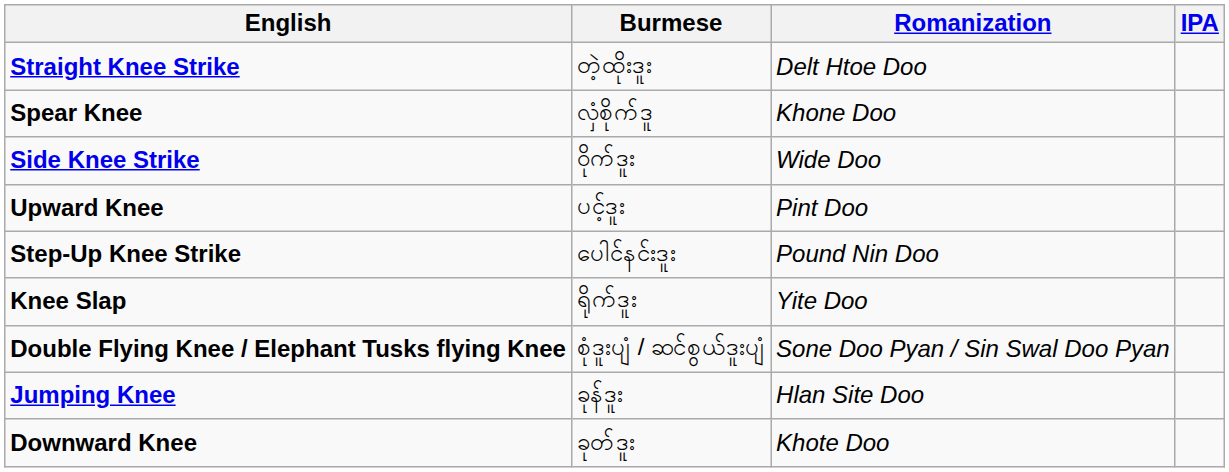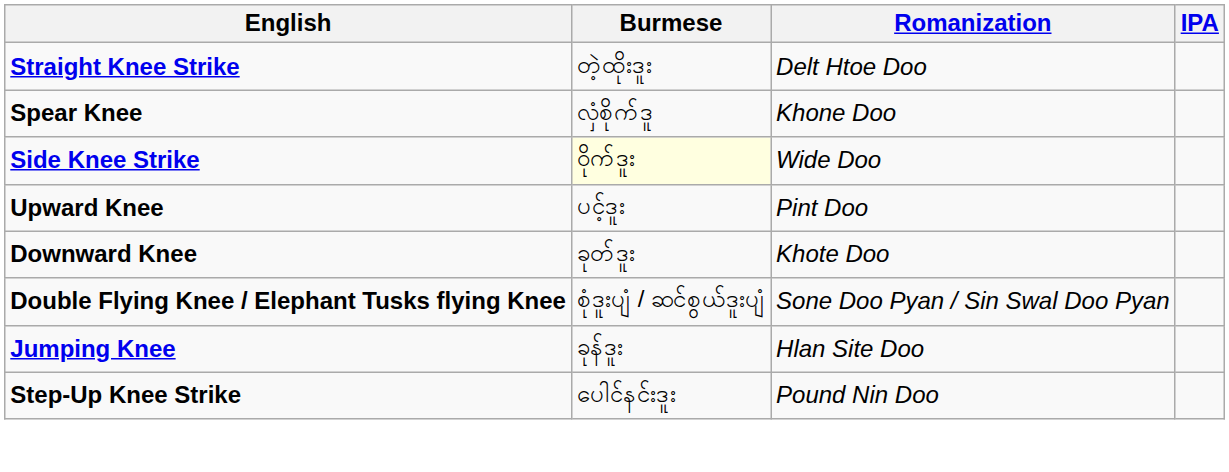(606, 158) no background -> (606, 158) lightyellow background
rows swapped: (104, 442) <-> (126, 254)
- row: (68, 301)
